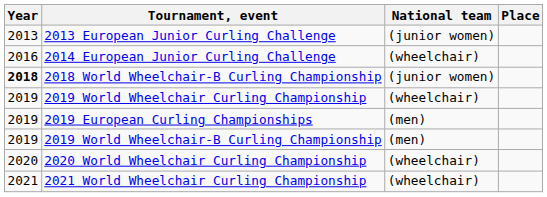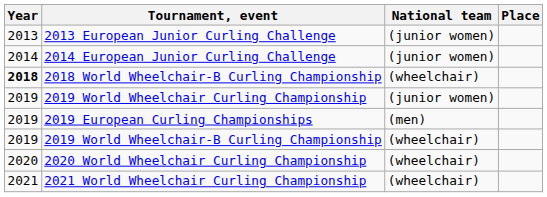(23, 56) 2016 -> (23, 56) 2014
(434, 56) (wheelchair) -> (442, 56) (junior women)
(442, 77) (junior women) -> (434, 77) (wheelchair)
(434, 98) (wheelchair) -> (442, 98) (junior women)
(407, 139) (men) -> (434, 139) (wheelchair)
